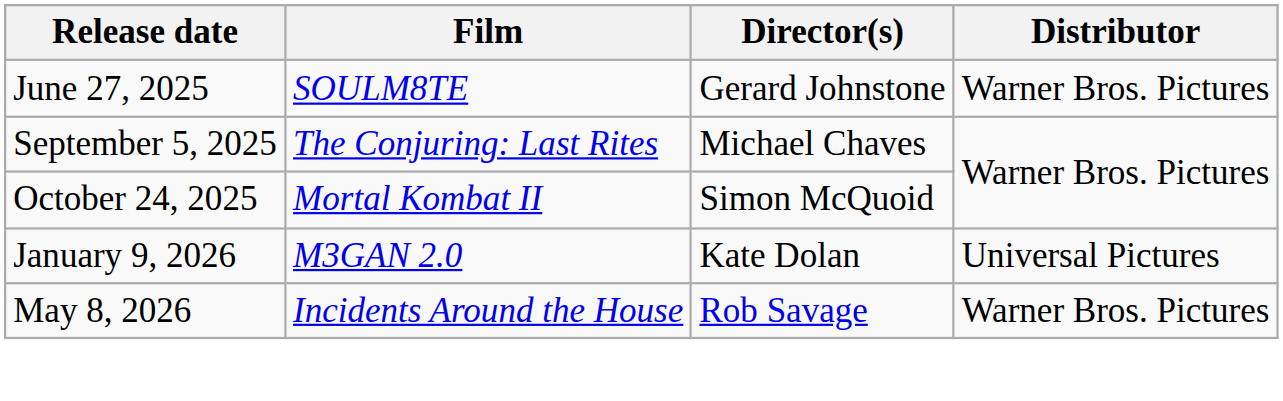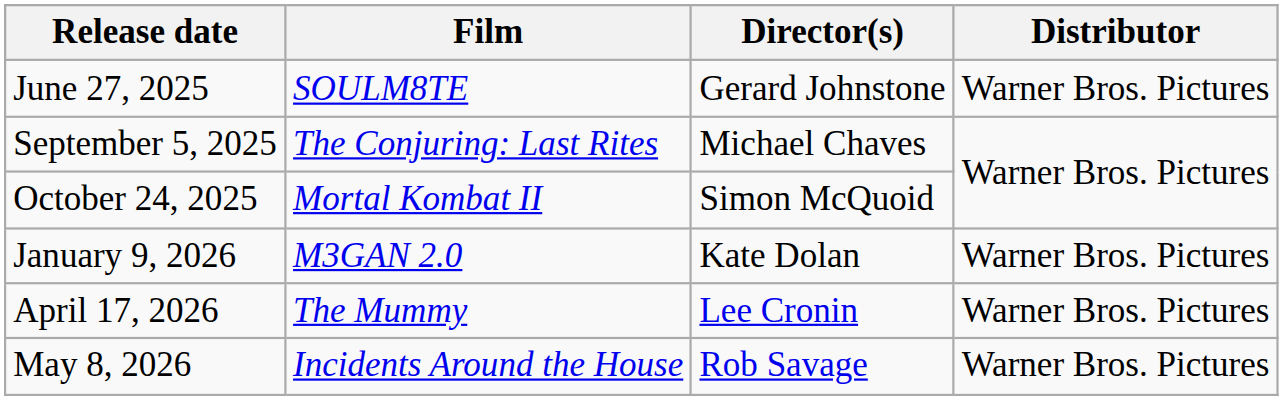(1091, 254) Universal Pictures -> (1116, 254) Warner Bros. Pictures
+ row: (116, 310)
